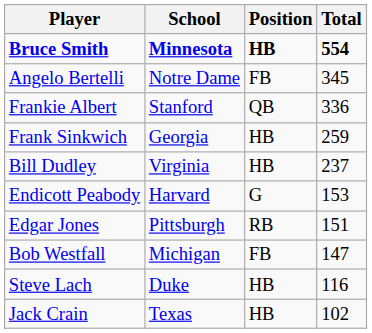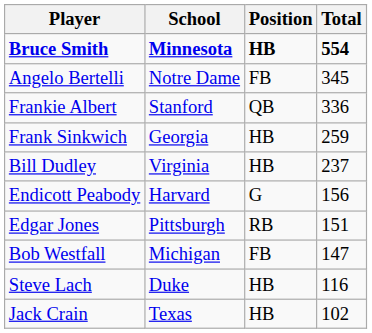(335, 195) 153 -> (335, 195) 156
